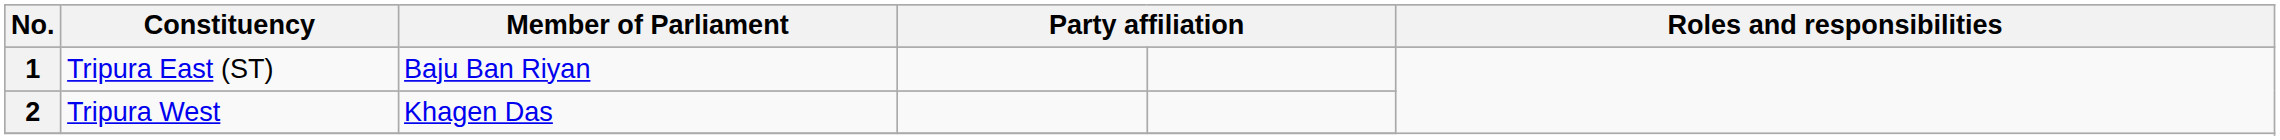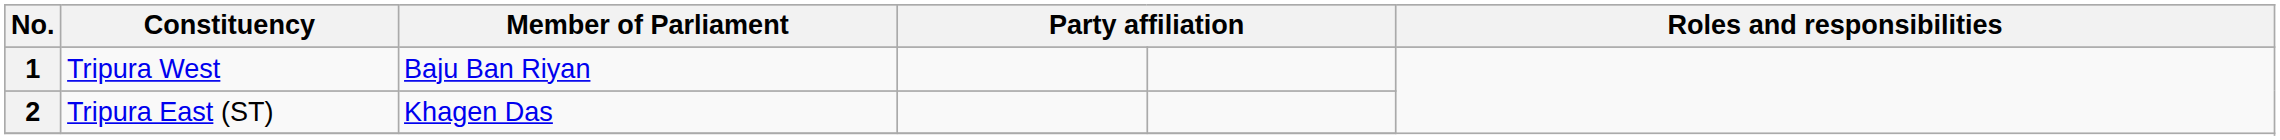(170, 68) Tripura East (ST) -> (144, 68) Tripura West
(144, 111) Tripura West -> (170, 111) Tripura East (ST)
